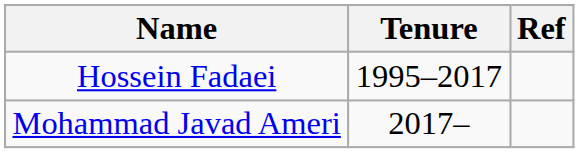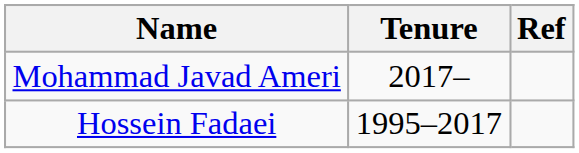rows swapped: (177, 75) <-> (177, 123)
